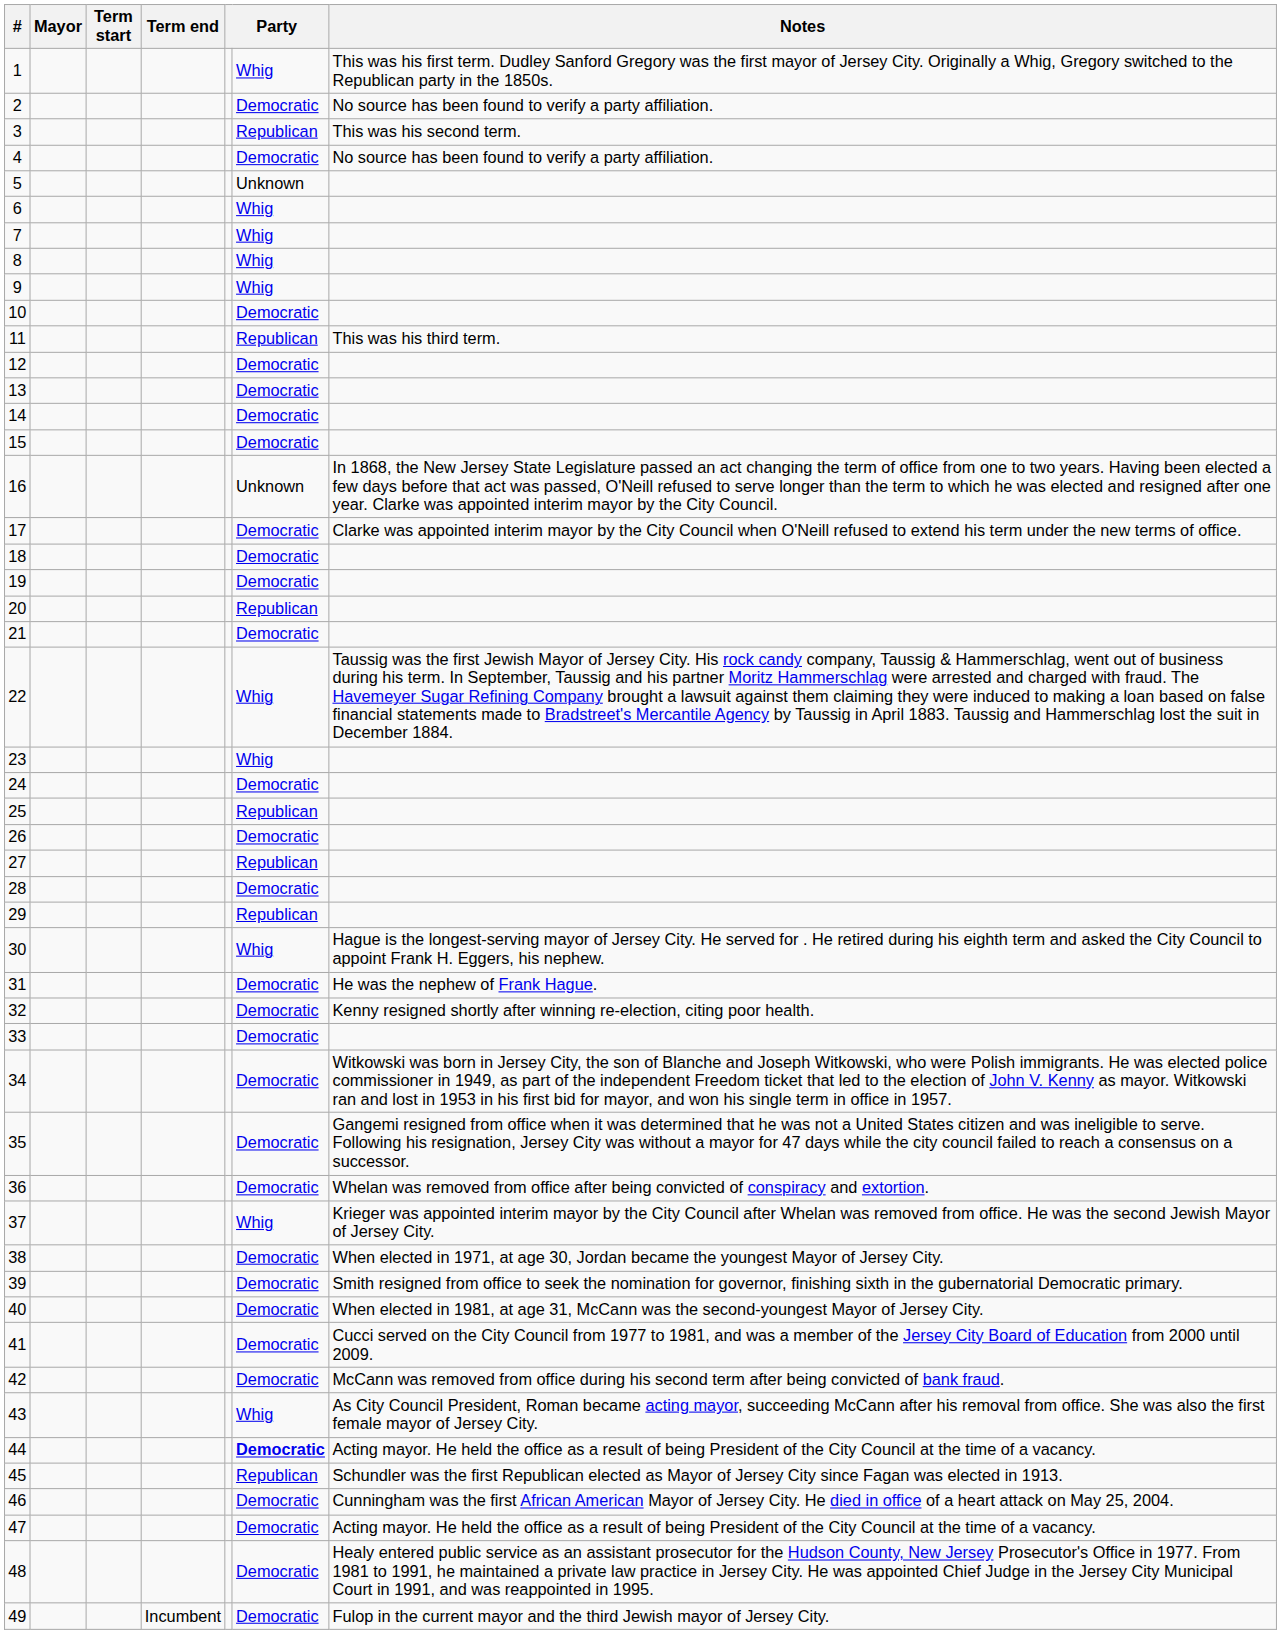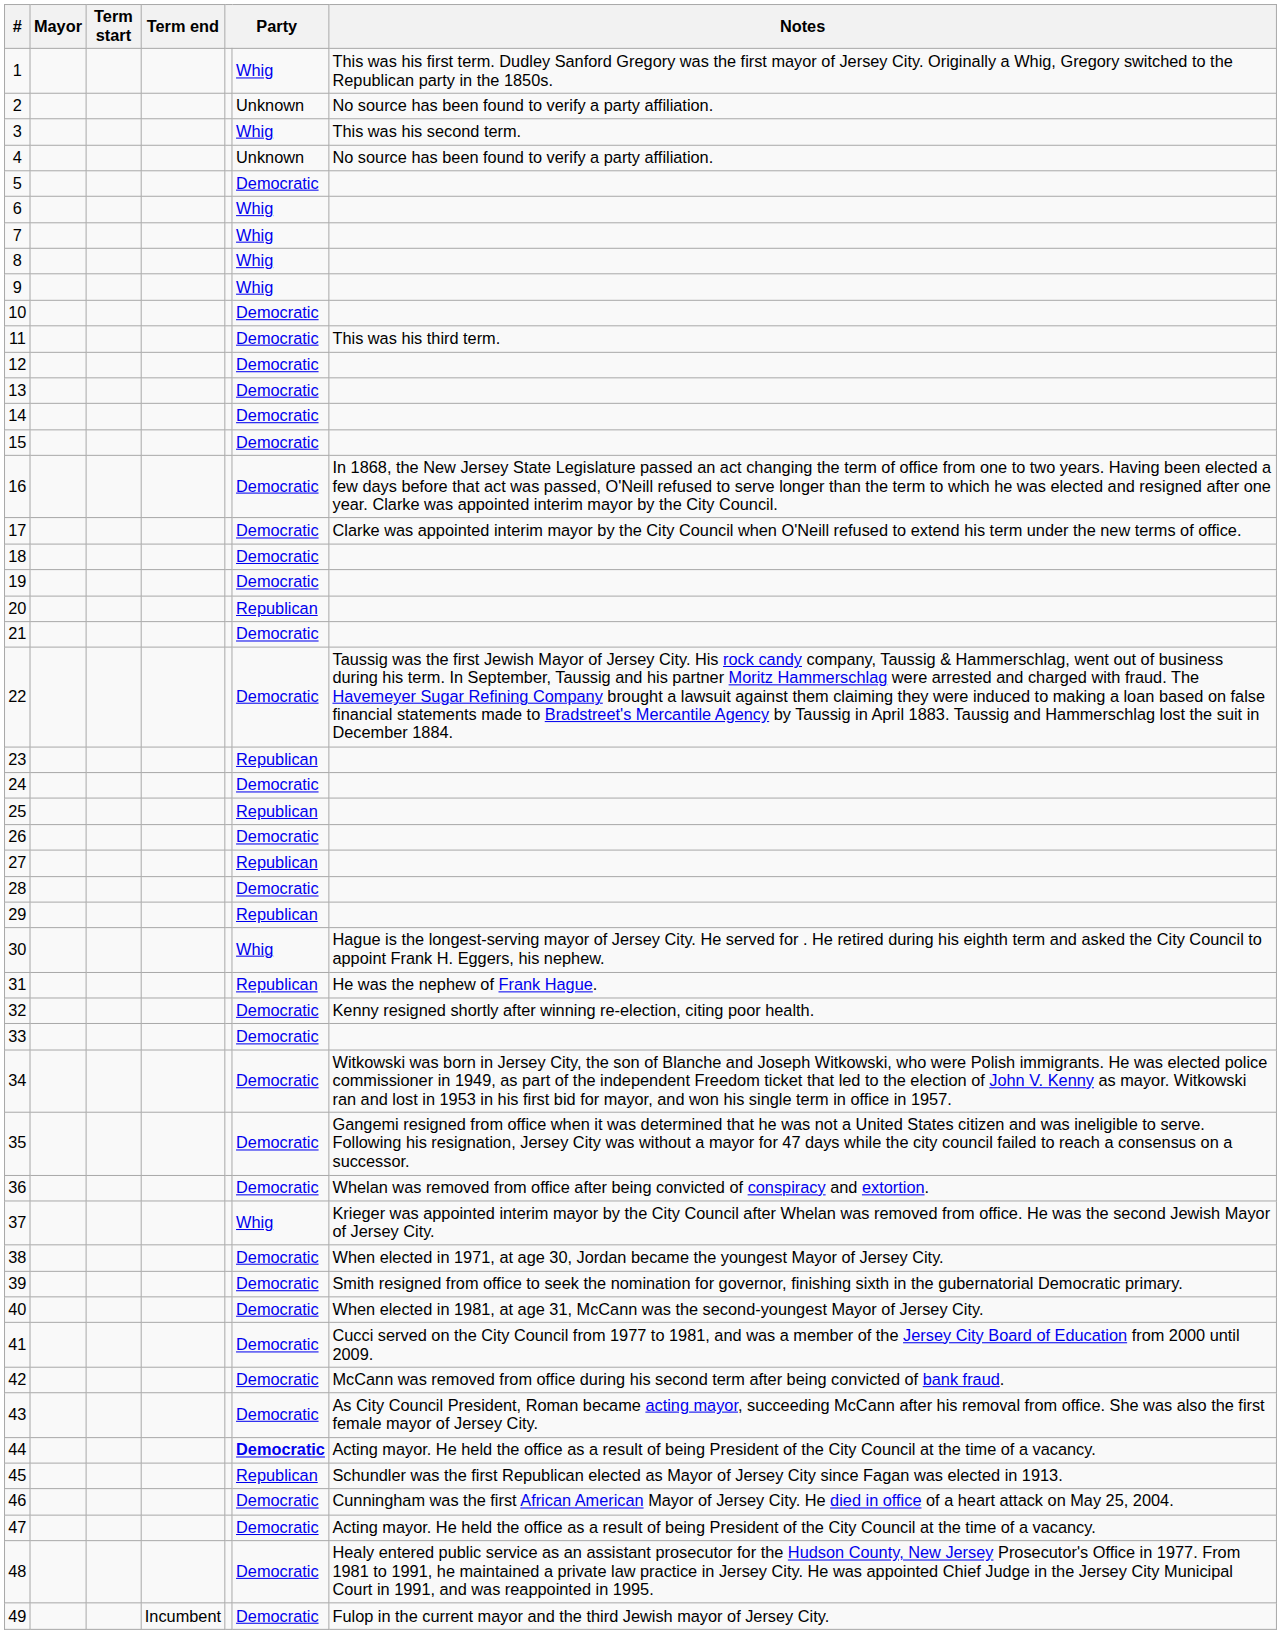(277, 105) Democratic -> (270, 105) Unknown
(277, 131) Republican -> (255, 131) Whig
(277, 157) Democratic -> (270, 157) Unknown
(270, 183) Unknown -> (277, 183) Democratic
(277, 338) Republican -> (277, 338) Democratic
(270, 486) Unknown -> (277, 486) Democratic
(255, 697) Whig -> (277, 697) Democratic
(255, 759) Whig -> (277, 759) Republican
(277, 985) Democratic -> (277, 985) Republican
(255, 1414) Whig -> (277, 1414) Democratic
